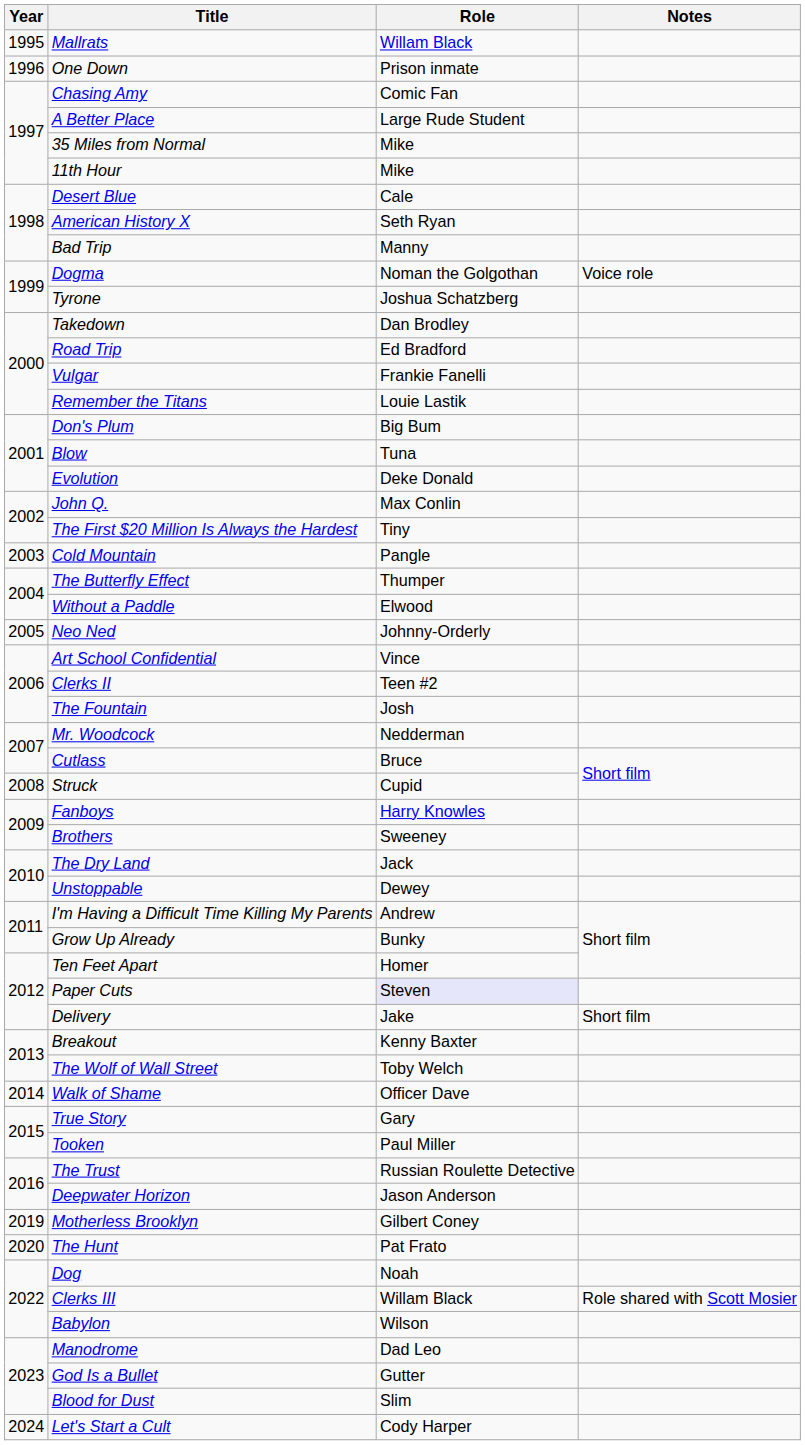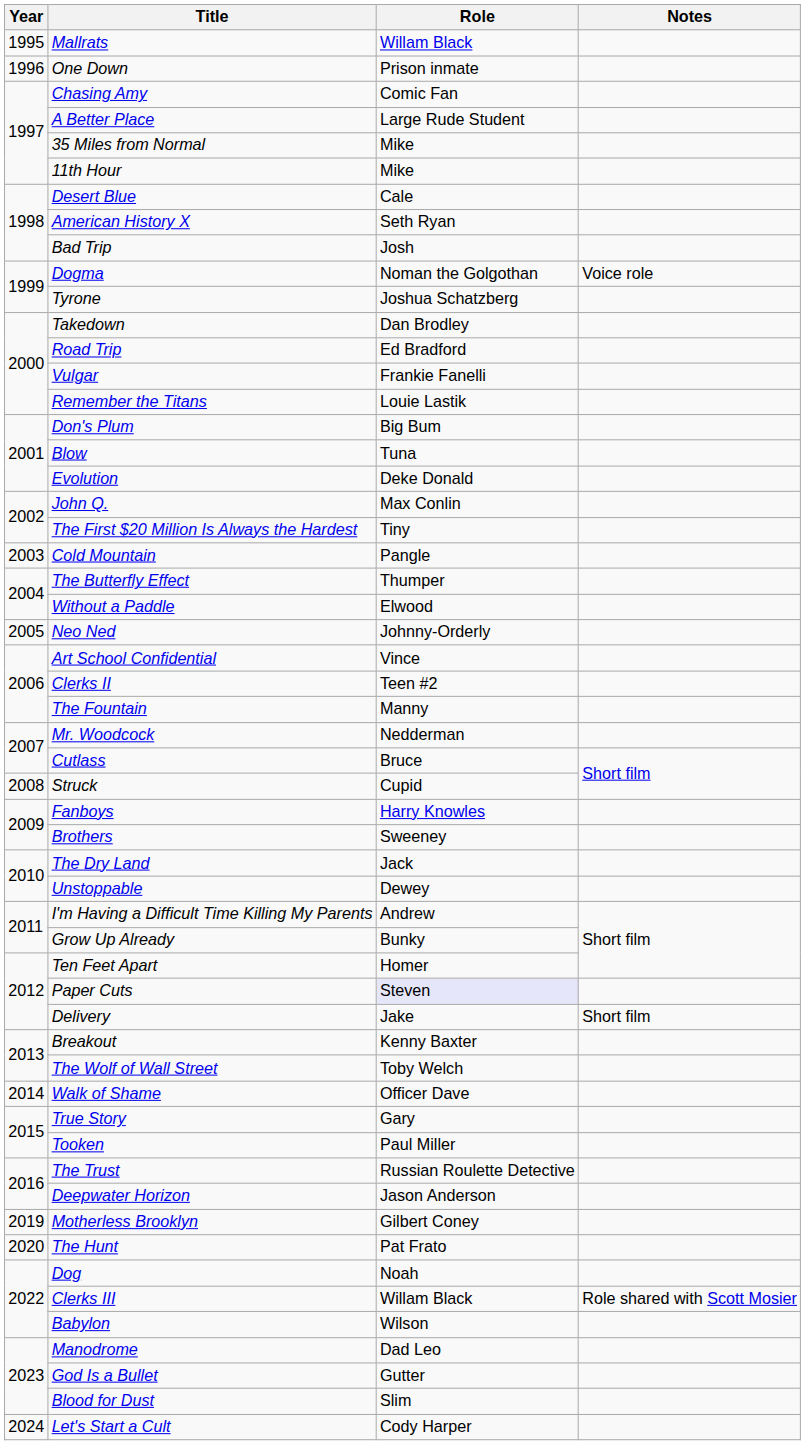(404, 247) Manny -> (397, 247) Josh
(397, 709) Josh -> (404, 709) Manny
